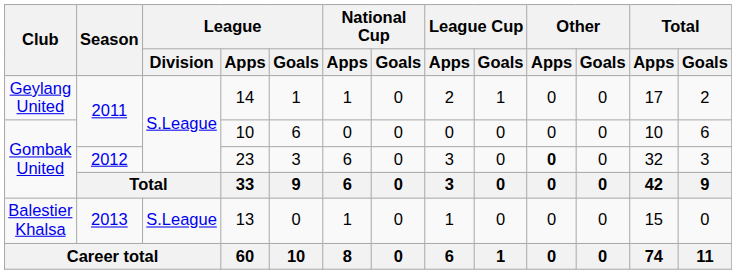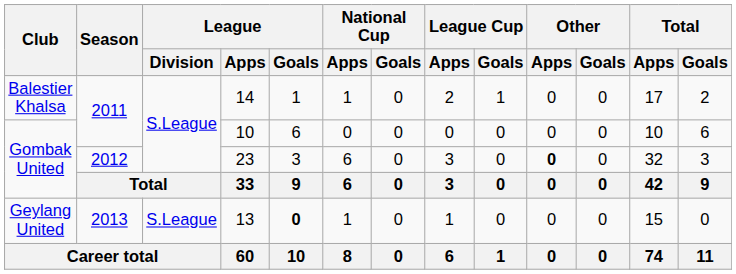(40, 97) Geylang United -> (40, 97) Balestier Khalsa
(40, 220) Balestier Khalsa -> (40, 220) Geylang United
(296, 220) normal -> (296, 220) bold
